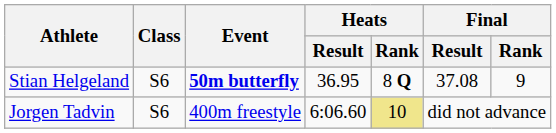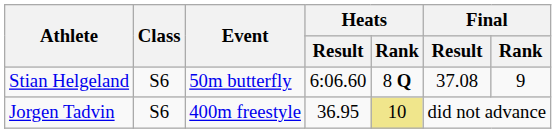(244, 82) bold -> (240, 82) normal
(338, 82) 36.95 -> (338, 82) 6:06.60
(338, 112) 6:06.60 -> (338, 112) 36.95
